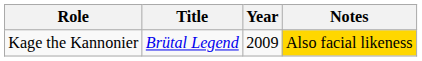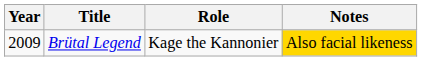columns swapped: (262, 17) <-> (73, 17)
